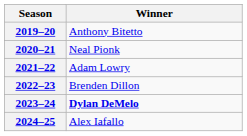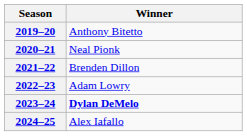(99, 67) Adam Lowry -> (104, 67) Brenden Dillon
(104, 85) Brenden Dillon -> (99, 85) Adam Lowry
